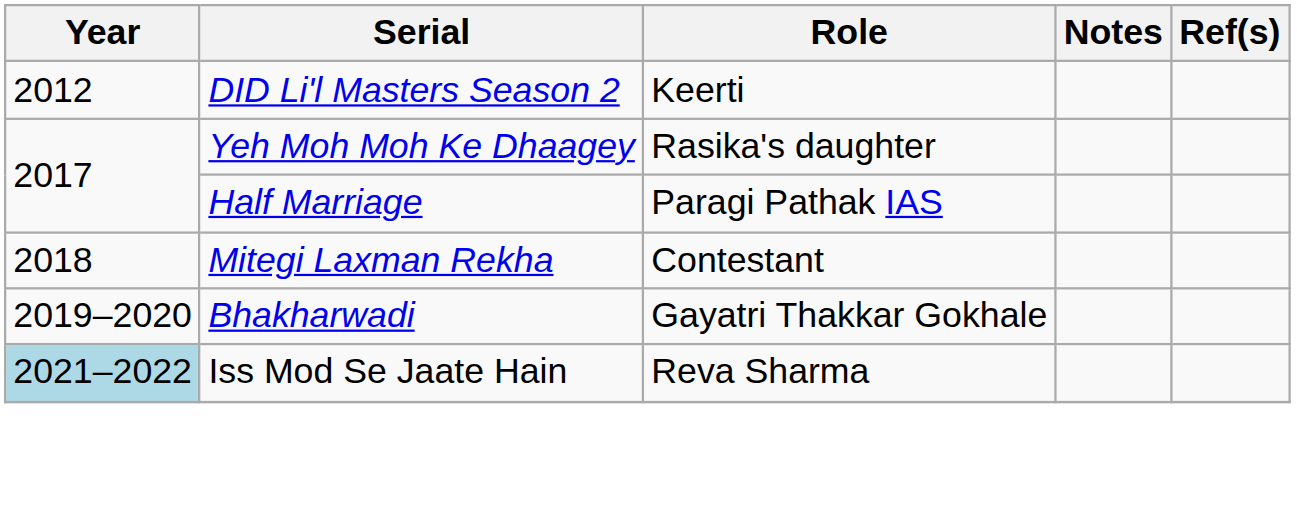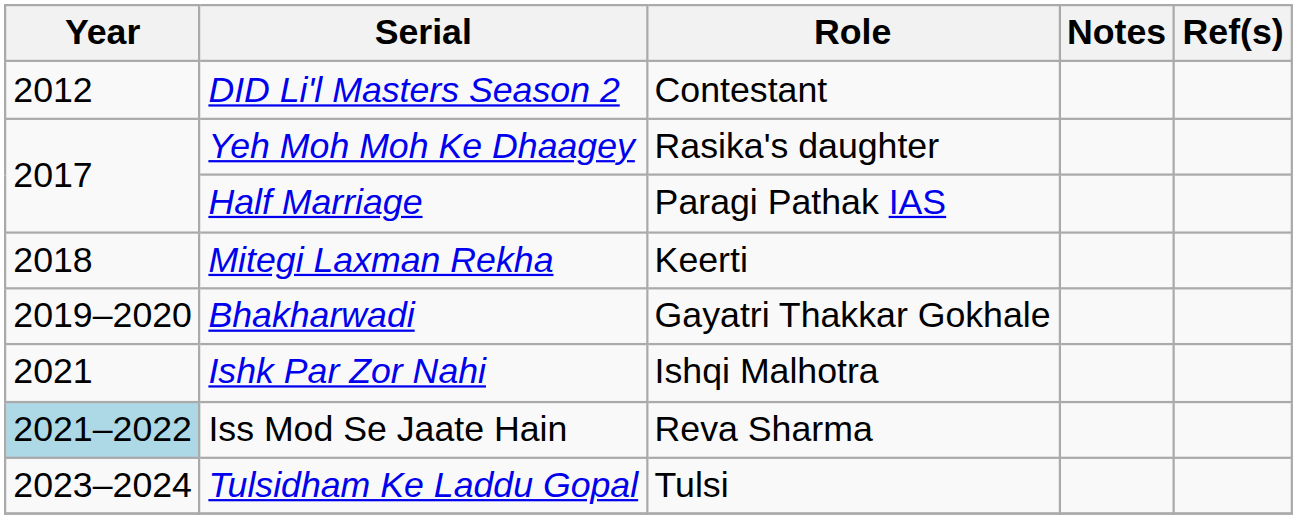(698, 89) Keerti -> (741, 89) Contestant
(738, 259) Contestant -> (701, 259) Keerti
+ row: (347, 372)
+ row: (423, 485)
